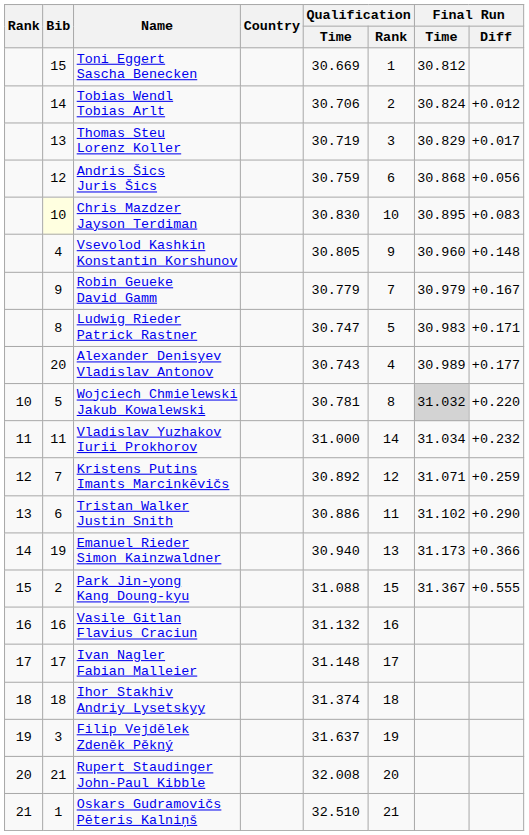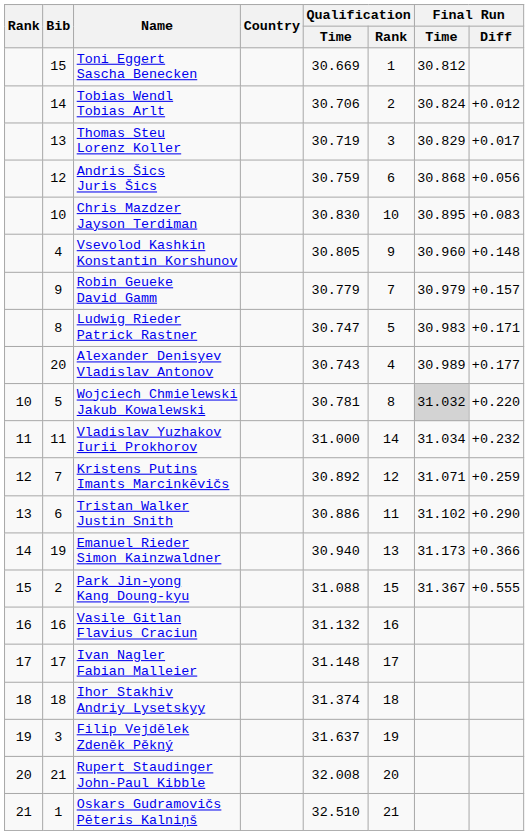(58, 216) lightyellow background -> (58, 216) no background
(496, 290) +0.167 -> (496, 290) +0.157
